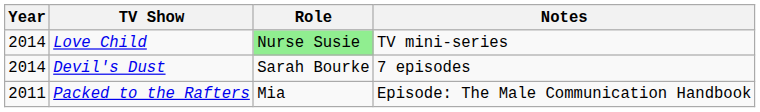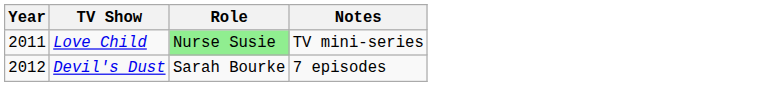(27, 43) 2014 -> (27, 43) 2011
(27, 68) 2014 -> (27, 68) 2012
- row: (151, 94)
